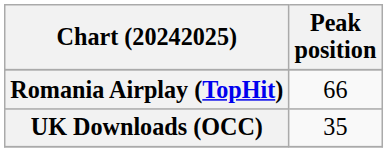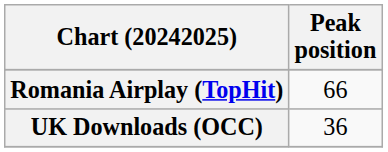(335, 127) 35 -> (335, 127) 36
